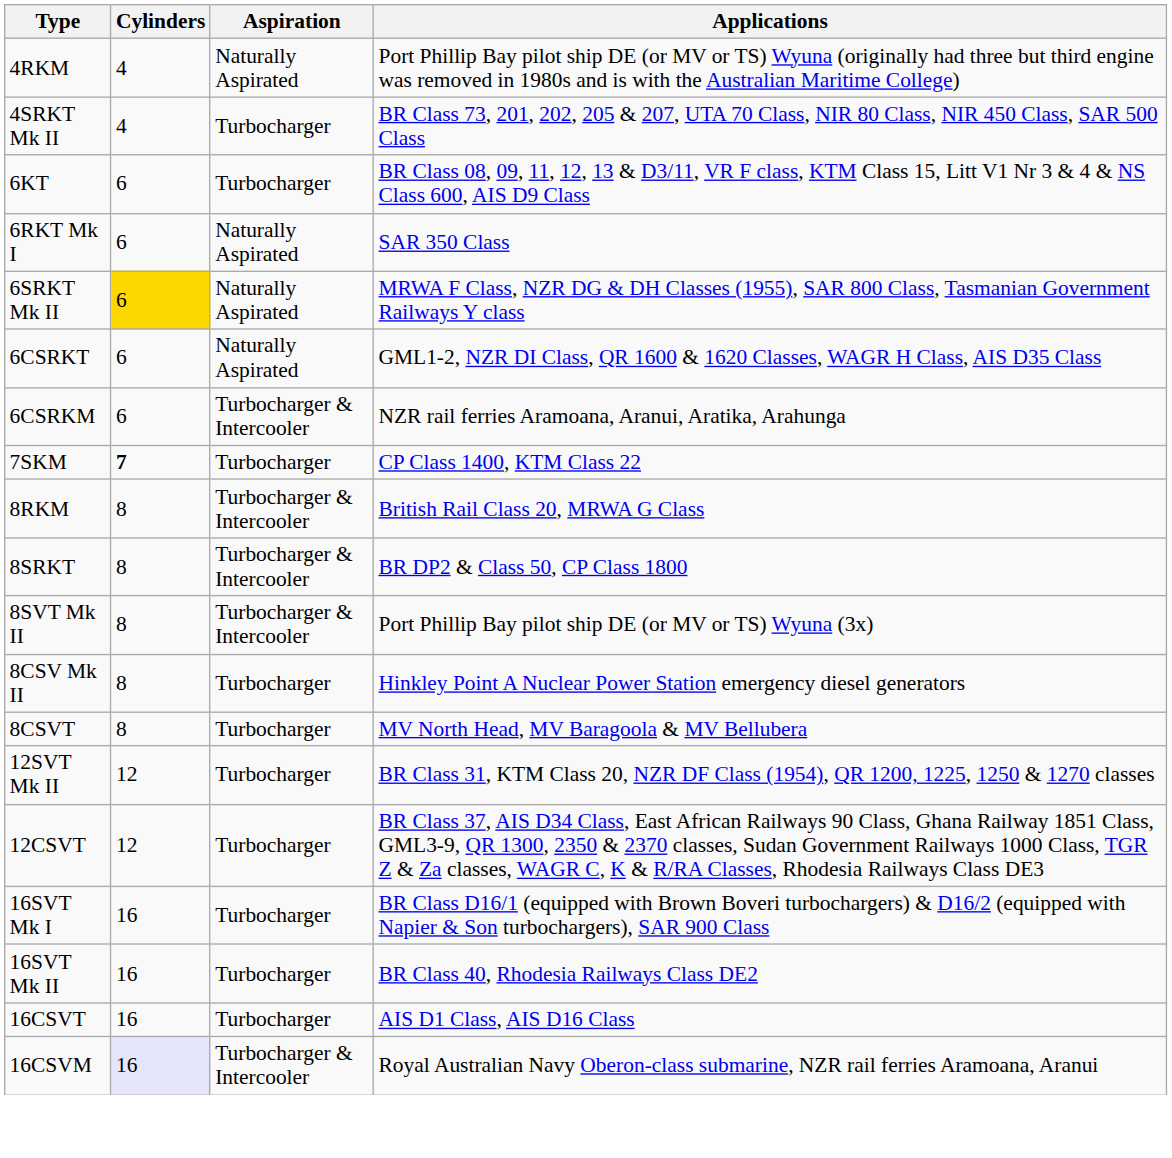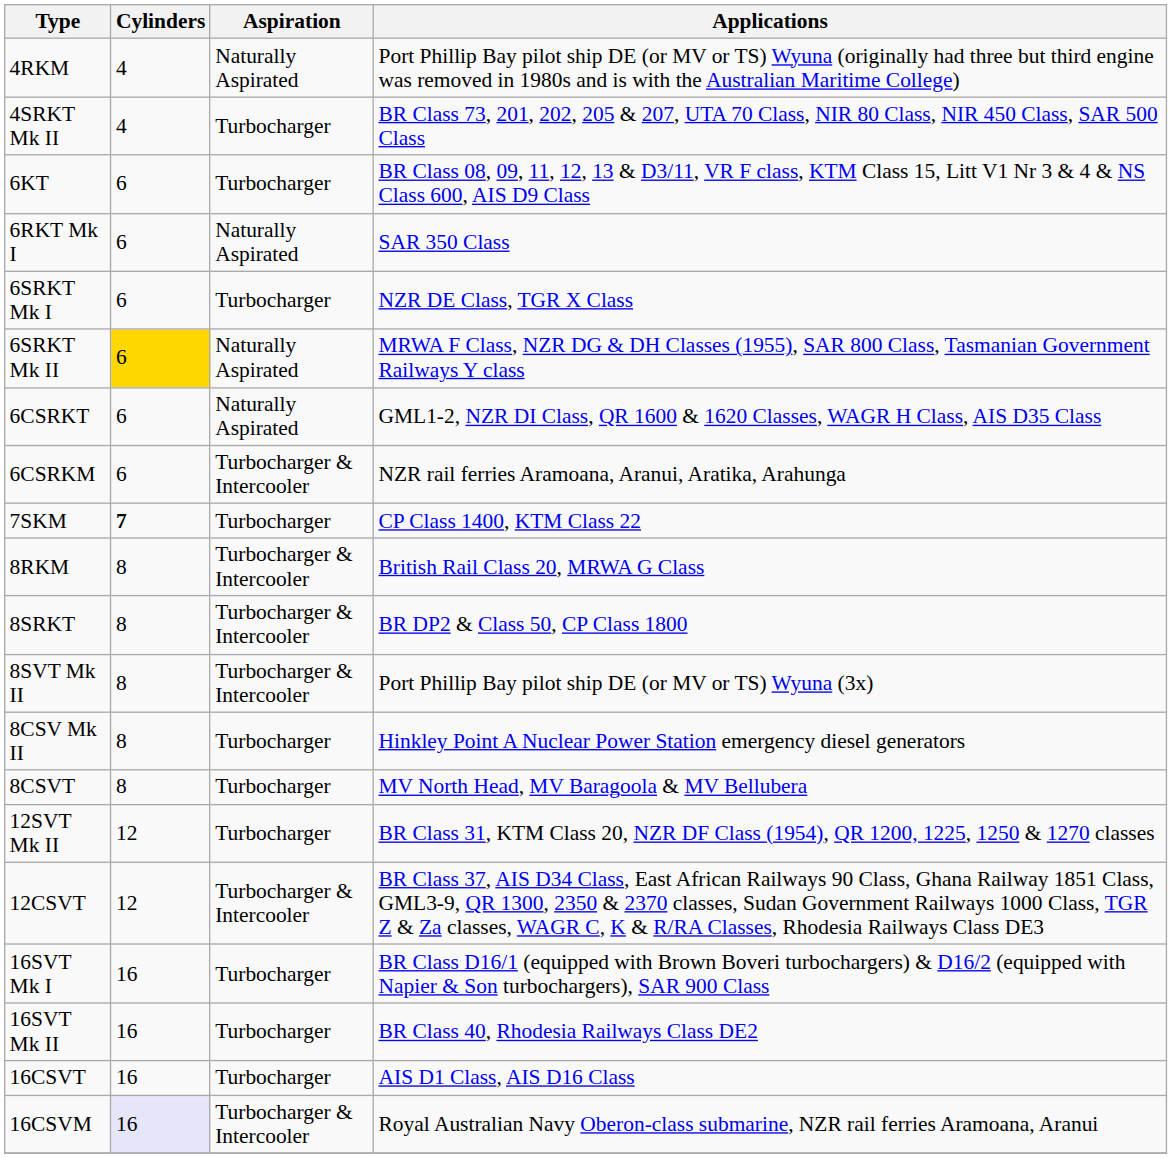+ row: (42, 300)
(273, 845) Turbocharger -> (284, 903) Turbocharger & Intercooler
